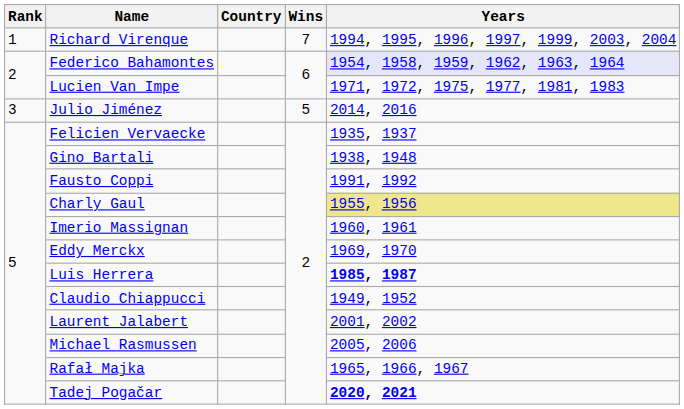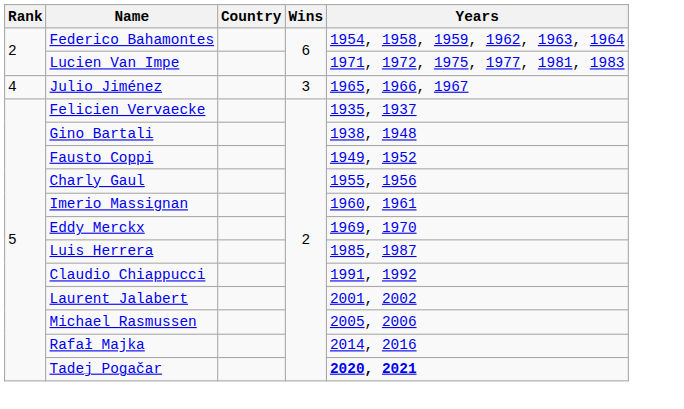- row: (119, 40)
(477, 63) lavender background -> (477, 40) no background
(12, 110) 3 -> (12, 87) 4
(306, 110) 5 -> (306, 87) 3
(373, 110) 2014, 2016 -> (399, 87) 1965, 1966, 1967
(373, 181) 1991, 1992 -> (373, 157) 1949, 1952
(373, 204) khaki background -> (373, 181) no background
(373, 275) bold -> (373, 251) normal
(373, 299) 1949, 1952 -> (373, 275) 1991, 1992
(399, 369) 1965, 1966, 1967 -> (373, 346) 2014, 2016
